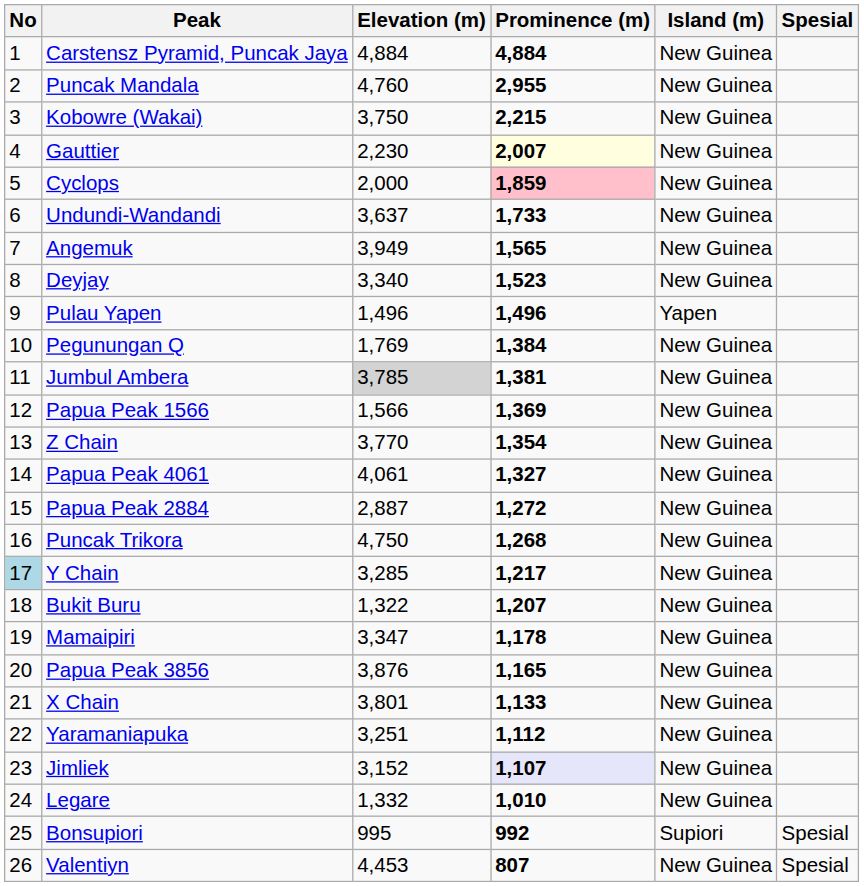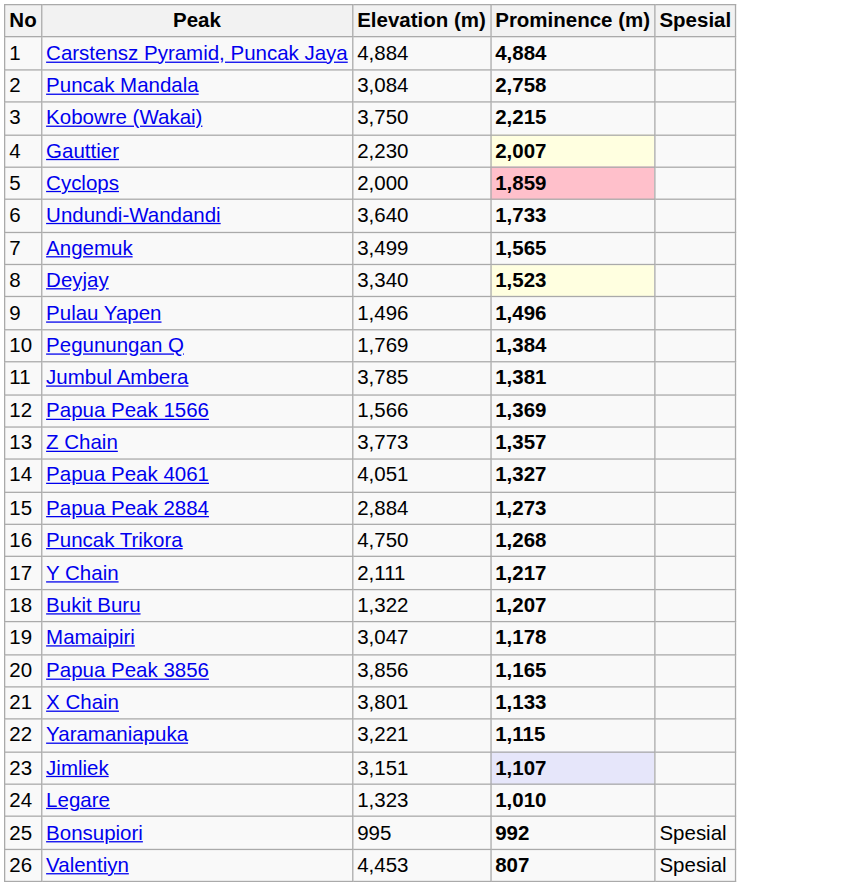- column: (716, 20)
(383, 85) 4,760 -> (383, 85) 3,084
(521, 85) 2,955 -> (521, 85) 2,758
(383, 215) 3,637 -> (383, 215) 3,640
(383, 248) 3,949 -> (383, 248) 3,499
(521, 280) no background -> (521, 280) lightyellow background
(383, 378) lightgrey background -> (383, 378) no background
(383, 442) 3,770 -> (383, 442) 3,773
(521, 442) 1,354 -> (521, 442) 1,357
(383, 475) 4,061 -> (383, 475) 4,051
(383, 507) 2,887 -> (383, 507) 2,884
(521, 507) 1,272 -> (521, 507) 1,273
(21, 572) lightblue background -> (21, 572) no background
(383, 572) 3,285 -> (381, 572) 2,111
(383, 637) 3,347 -> (383, 637) 3,047
(383, 670) 3,876 -> (383, 670) 3,856
(383, 735) 3,251 -> (383, 735) 3,221
(520, 735) 1,112 -> (520, 735) 1,115
(383, 767) 3,152 -> (383, 767) 3,151
(383, 800) 1,332 -> (383, 800) 1,323
